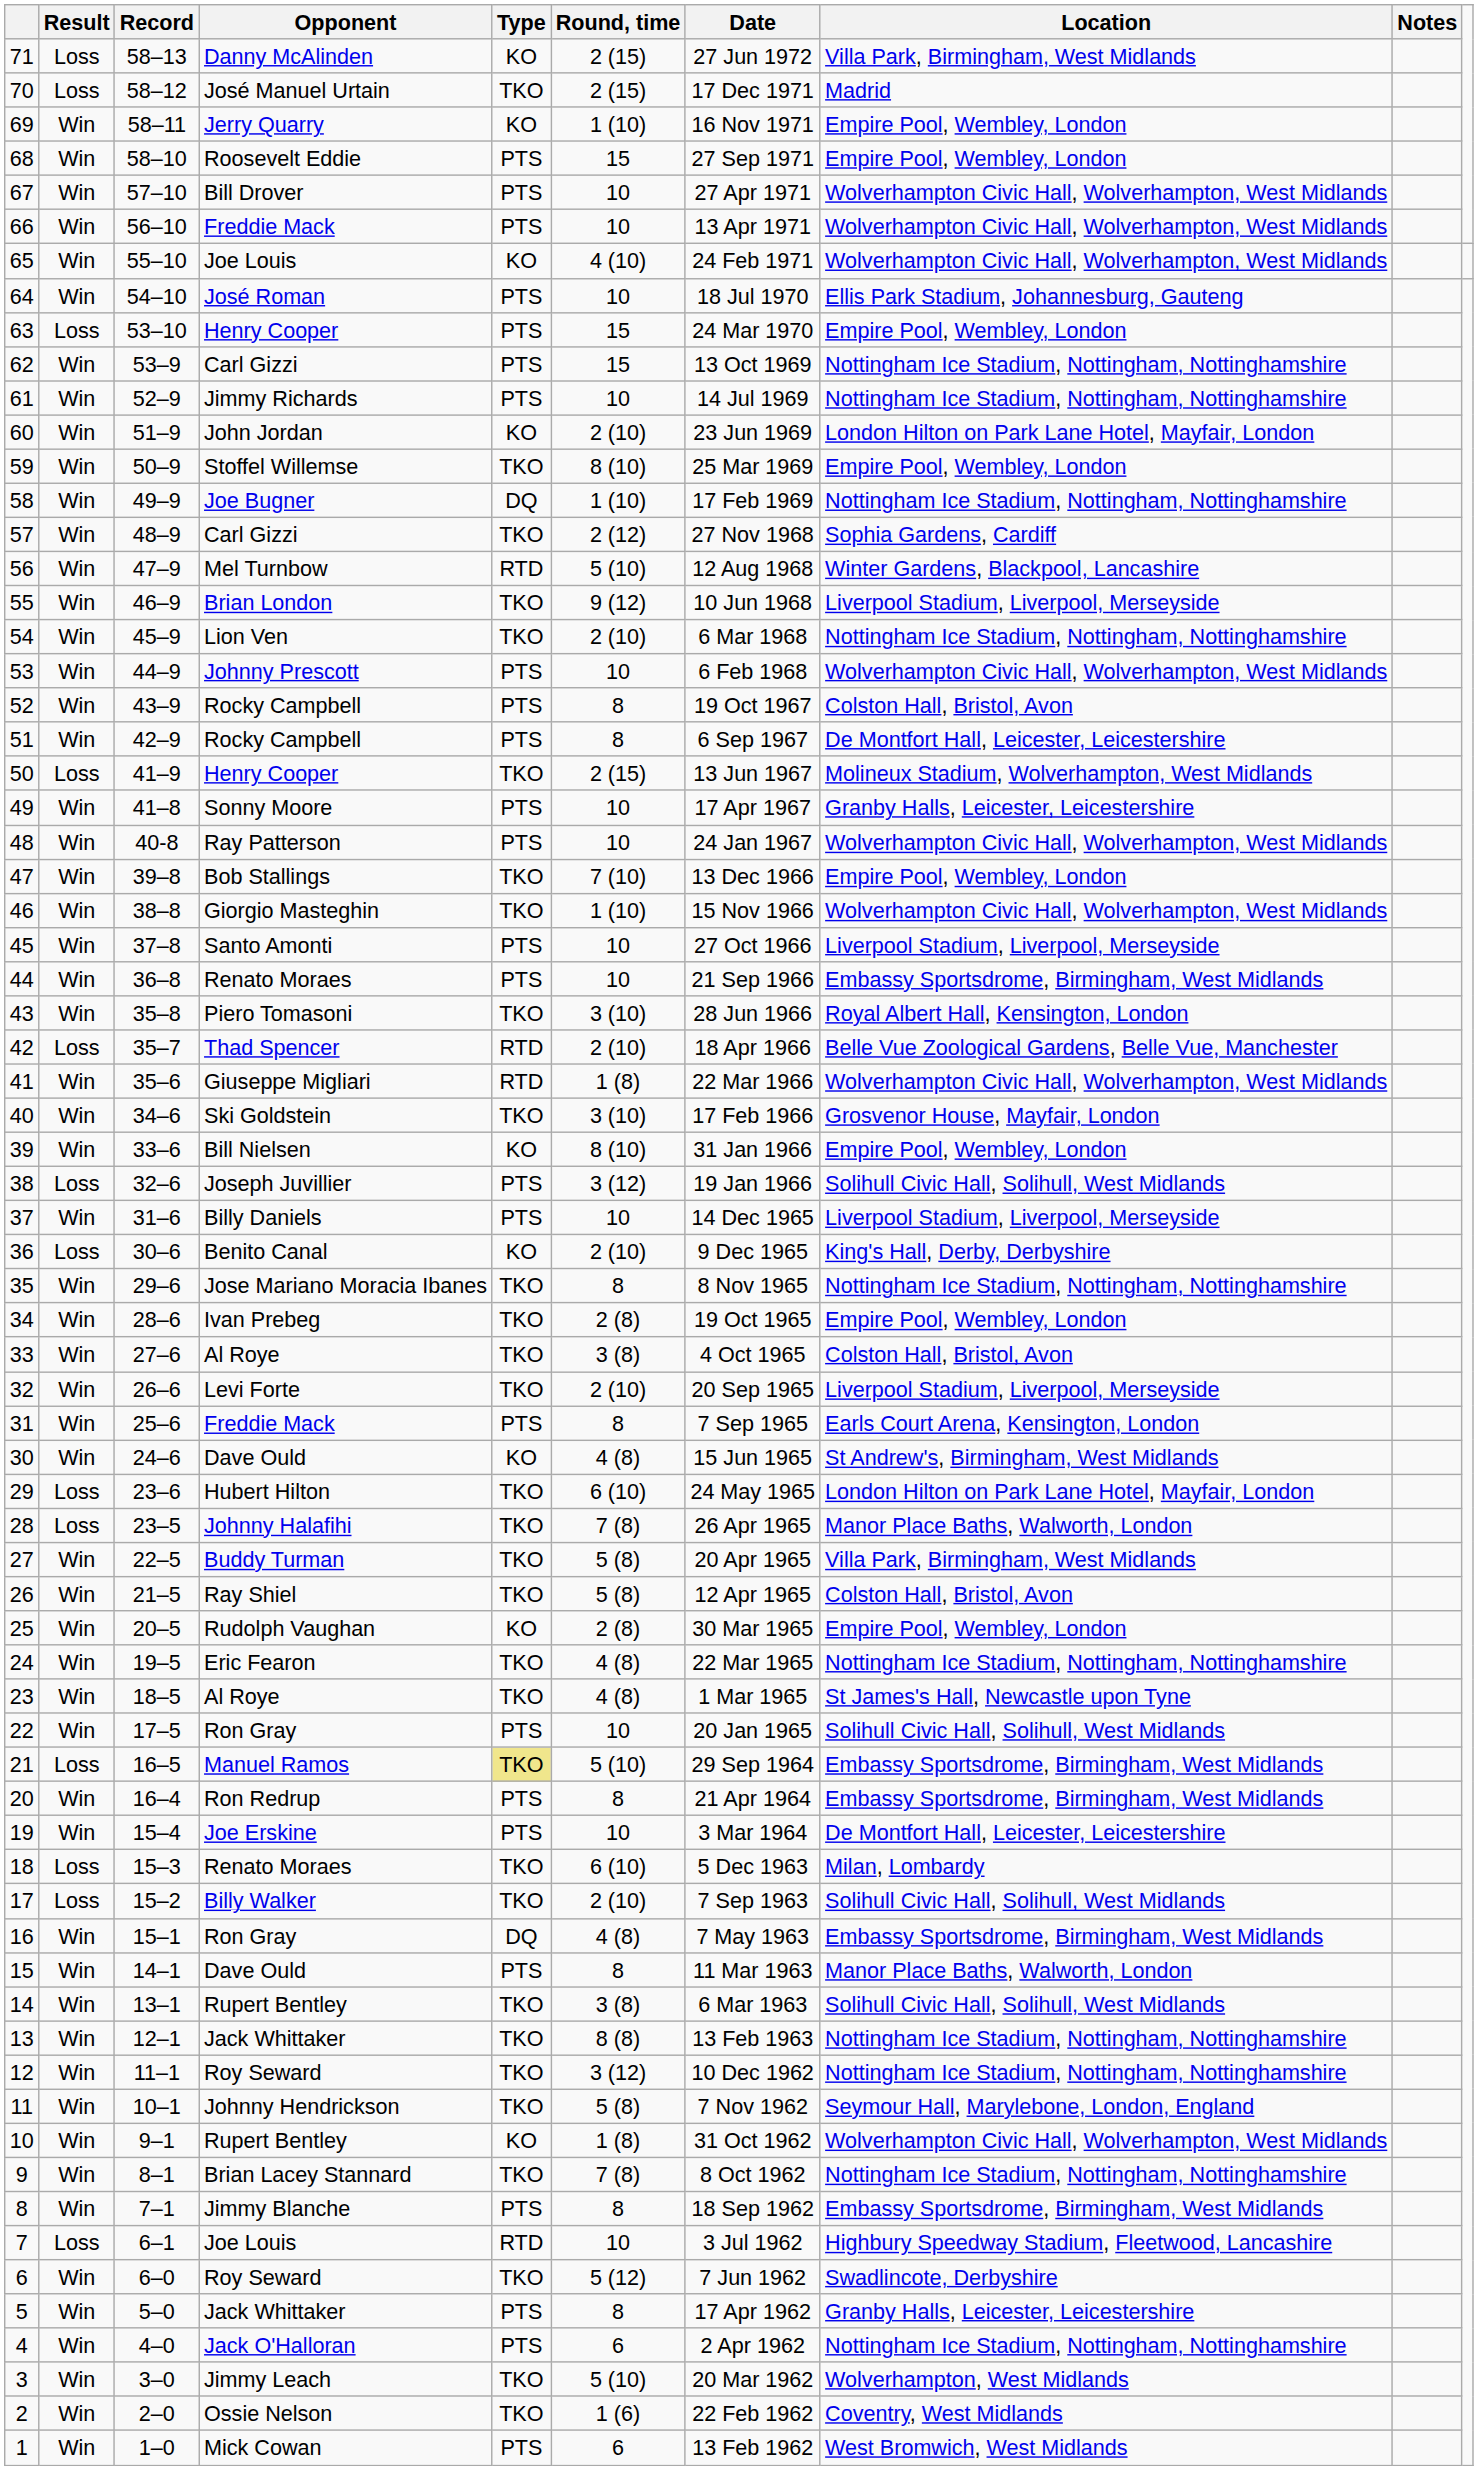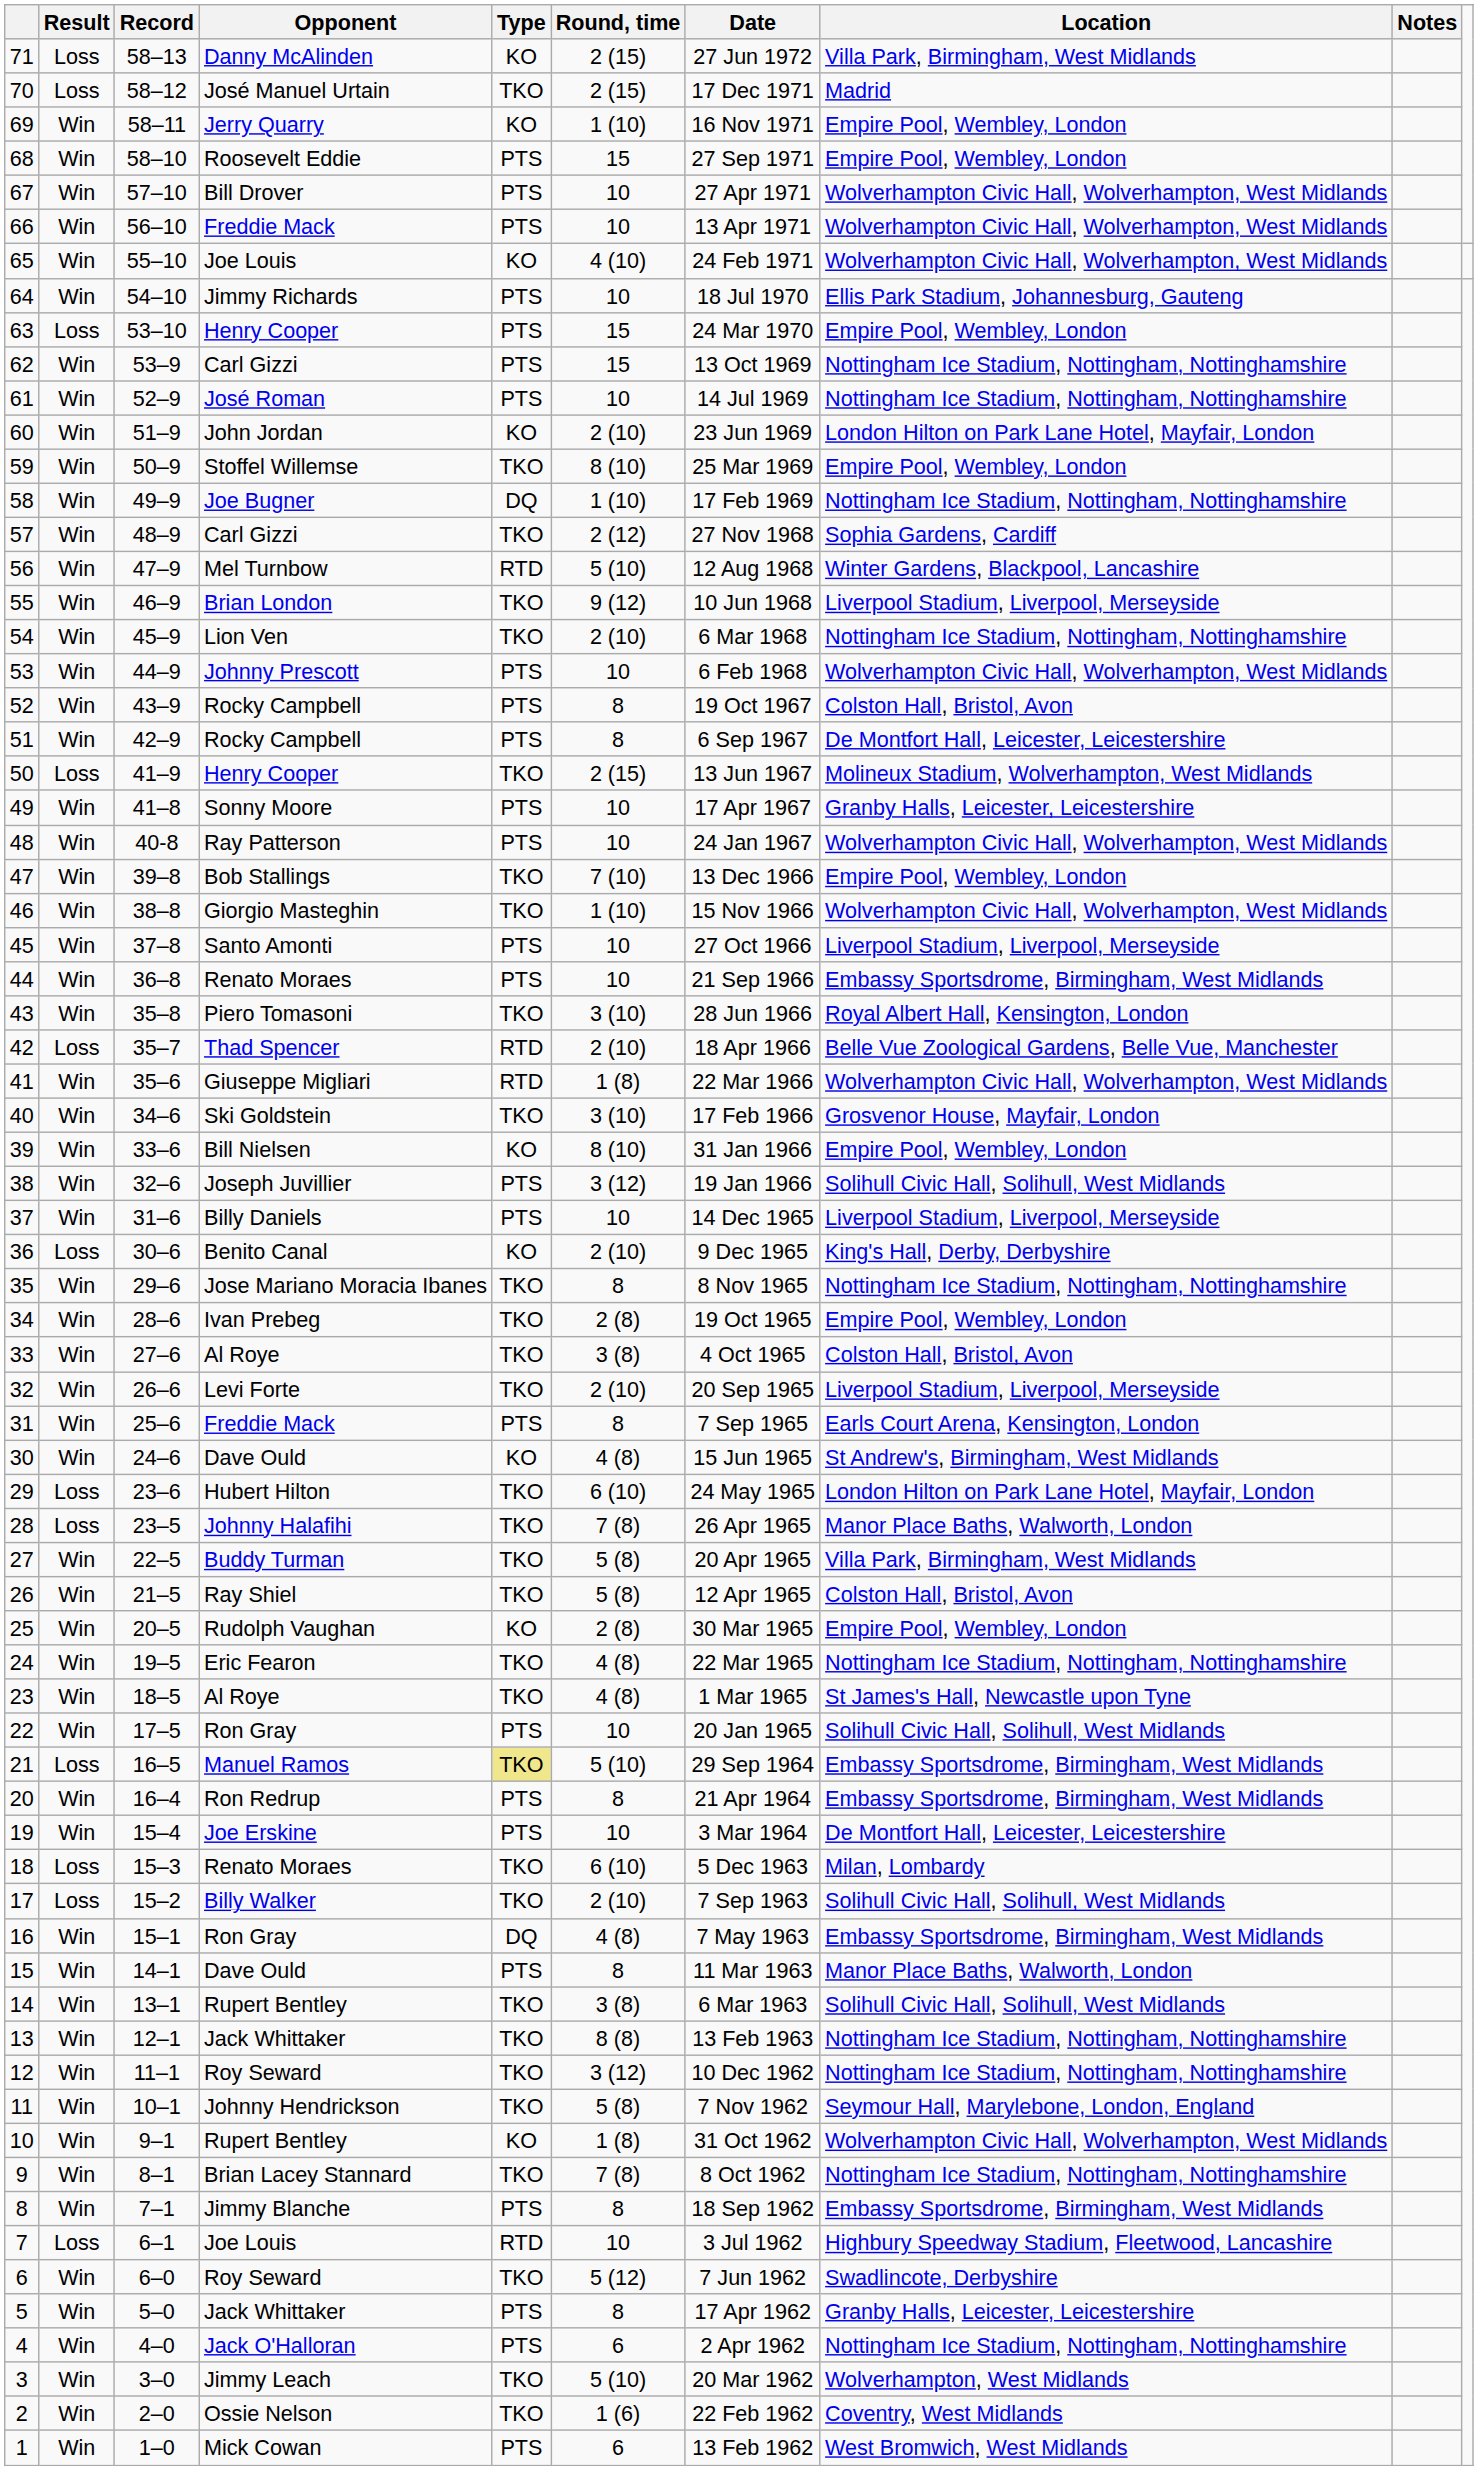(265, 295) José Roman -> (281, 295) Jimmy Richards
(281, 398) Jimmy Richards -> (265, 398) José Roman
(77, 1184) Loss -> (77, 1184) Win
